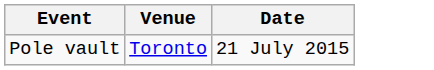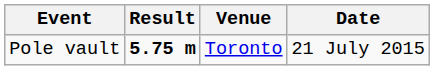+ column: (163, 20)
